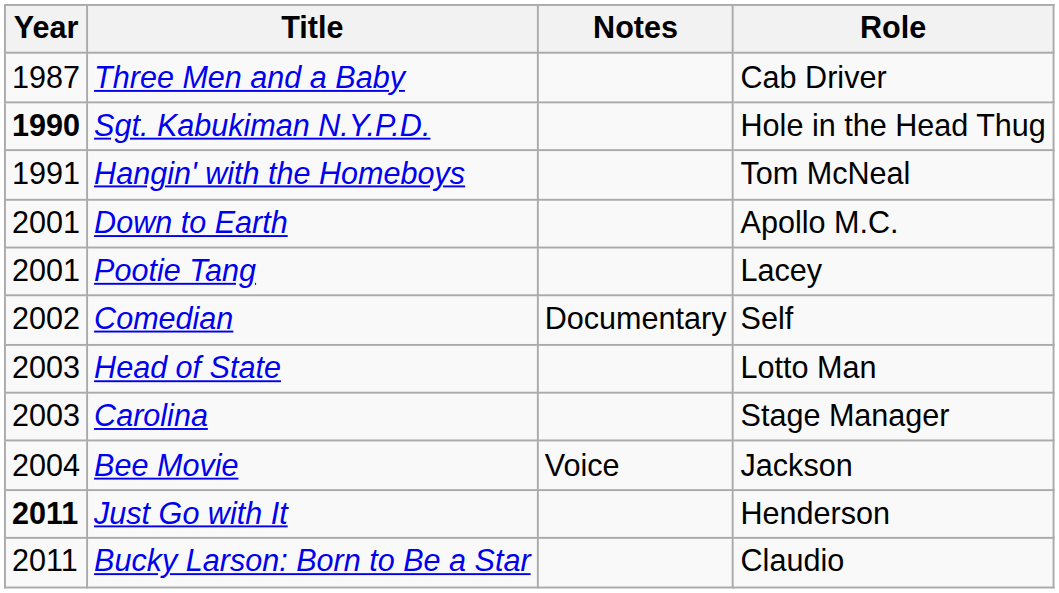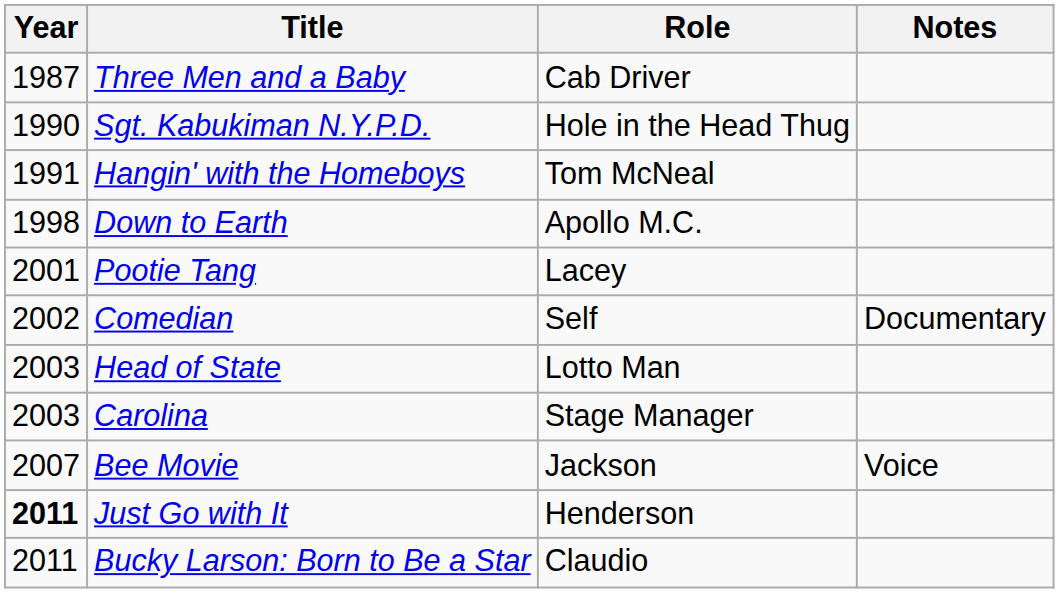columns swapped: (893, 28) <-> (636, 28)
(46, 125) bold -> (46, 125) normal
(46, 222) 2001 -> (46, 222) 1998
(46, 464) 2004 -> (46, 464) 2007
